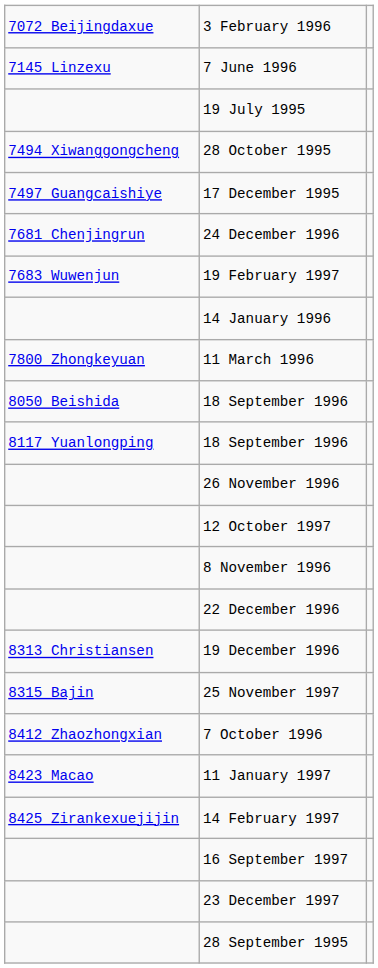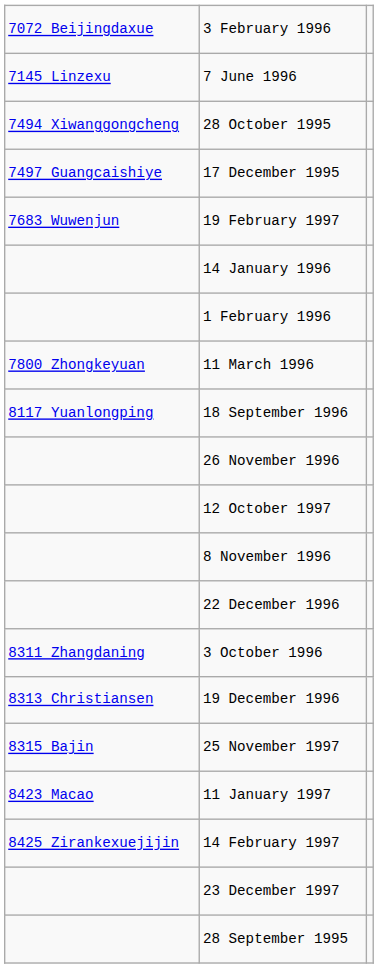- row: (102, 110)
- row: (77, 235)
+ row: (102, 317)
- row: (64, 401)
+ row: (77, 652)
- row: (85, 735)
- row: (102, 859)
